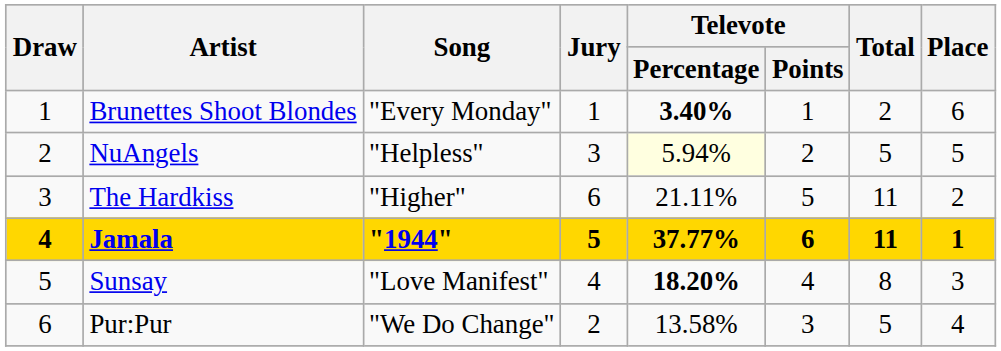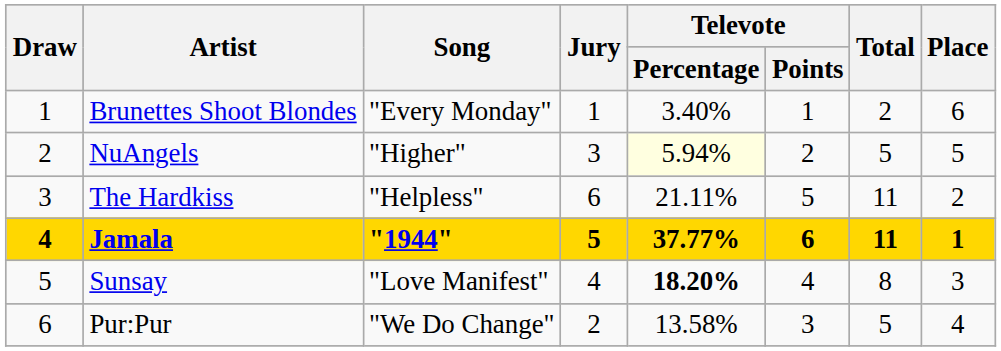(696, 111) bold -> (696, 111) normal
(426, 153) "Helpless" -> (417, 153) "Higher"
(417, 196) "Higher" -> (426, 196) "Helpless"
